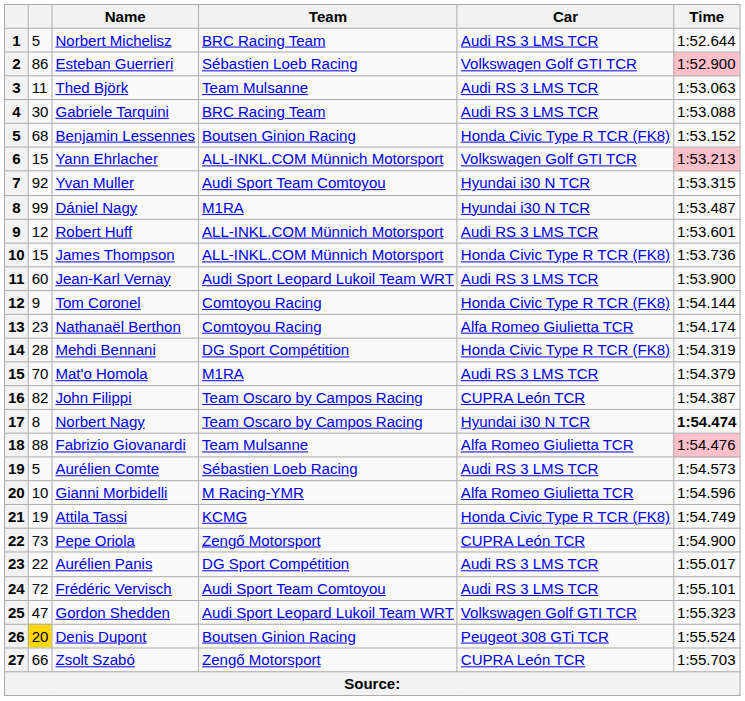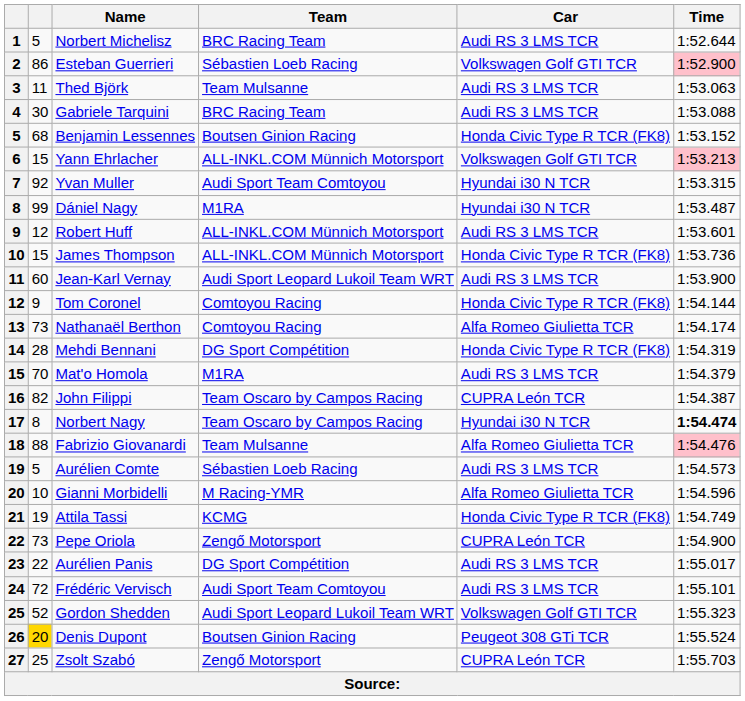(40, 326) 23 -> (40, 326) 73
(40, 612) 47 -> (40, 612) 52
(40, 660) 66 -> (40, 660) 25
